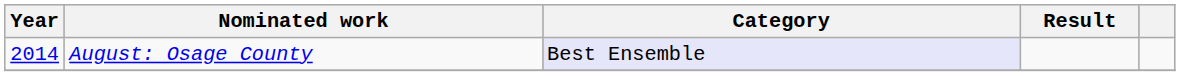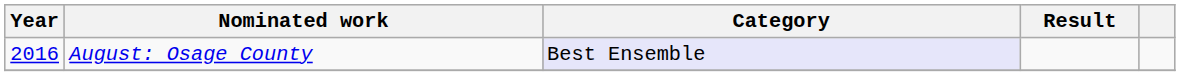(35, 54) 2014 -> (35, 54) 2016
